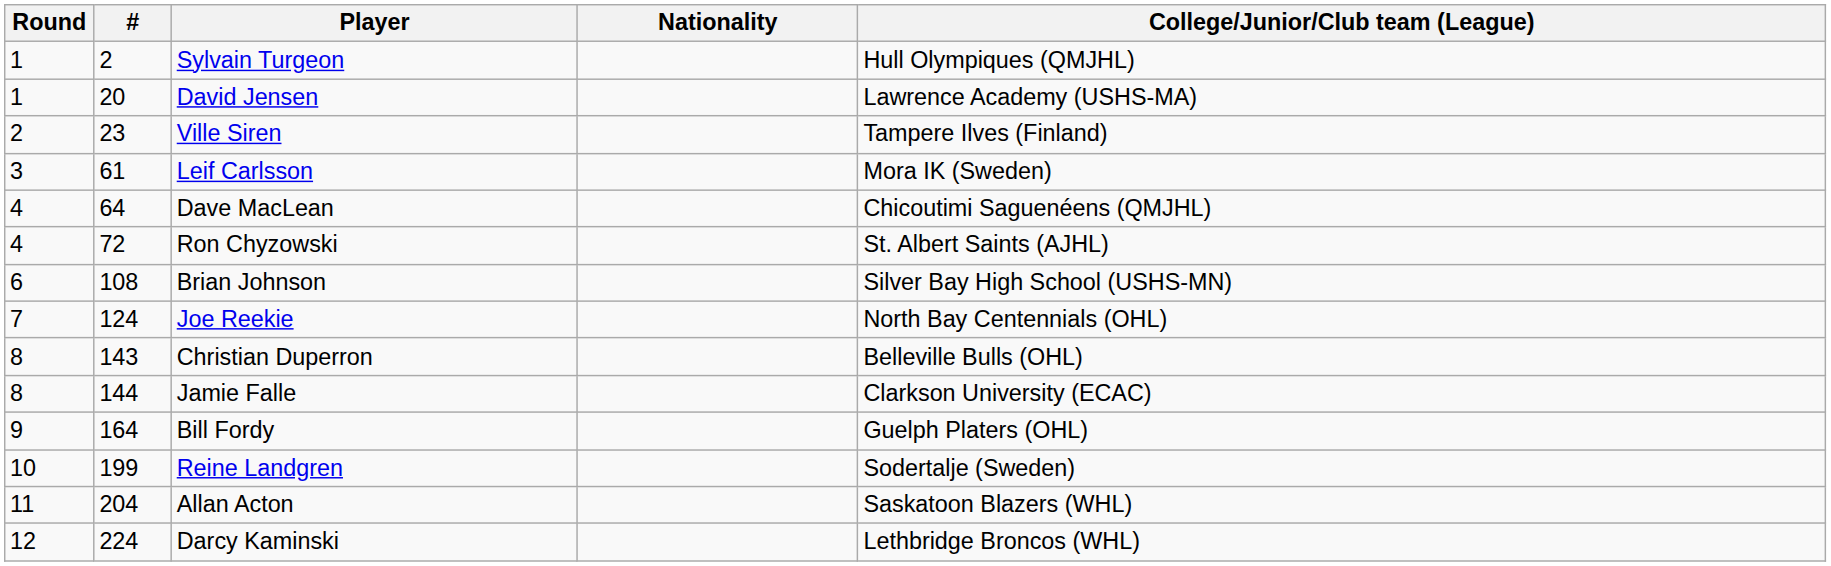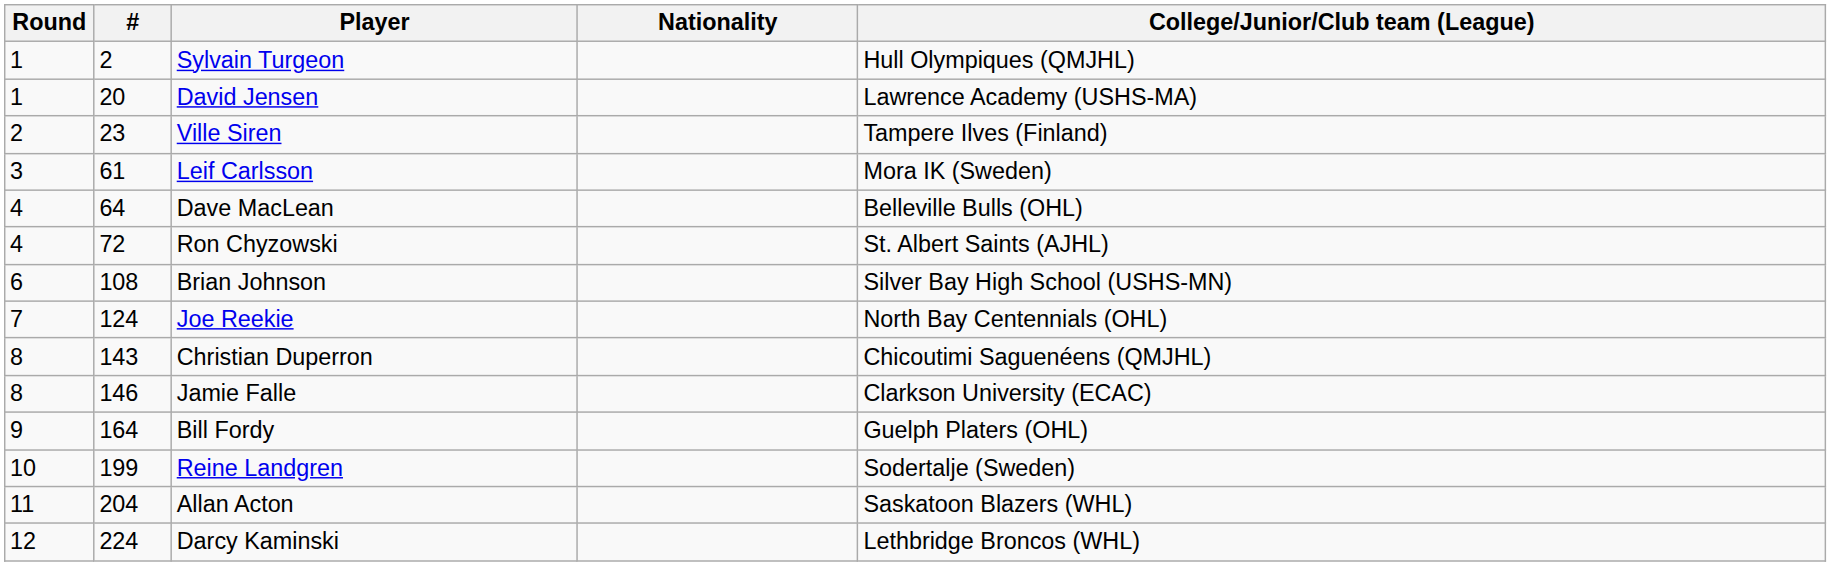(1037, 208) Chicoutimi Saguenéens (QMJHL) -> (973, 208) Belleville Bulls (OHL)
(973, 356) Belleville Bulls (OHL) -> (1037, 356) Chicoutimi Saguenéens (QMJHL)
(119, 393) 144 -> (119, 393) 146
